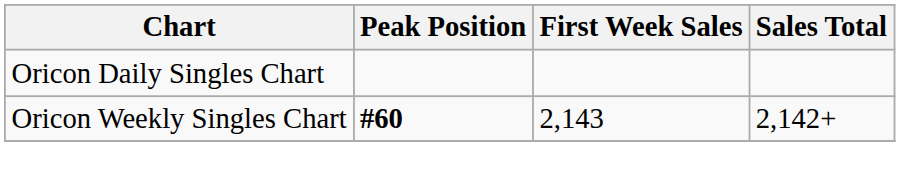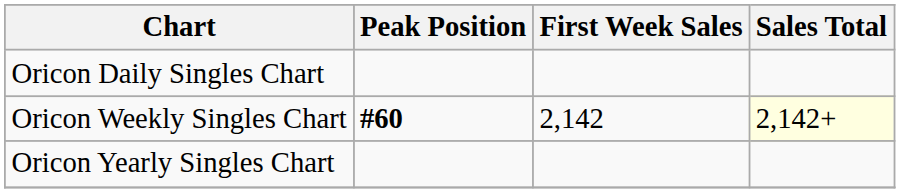(572, 118) 2,143 -> (572, 118) 2,142
(796, 118) no background -> (796, 118) lightyellow background
+ row: (173, 163)
